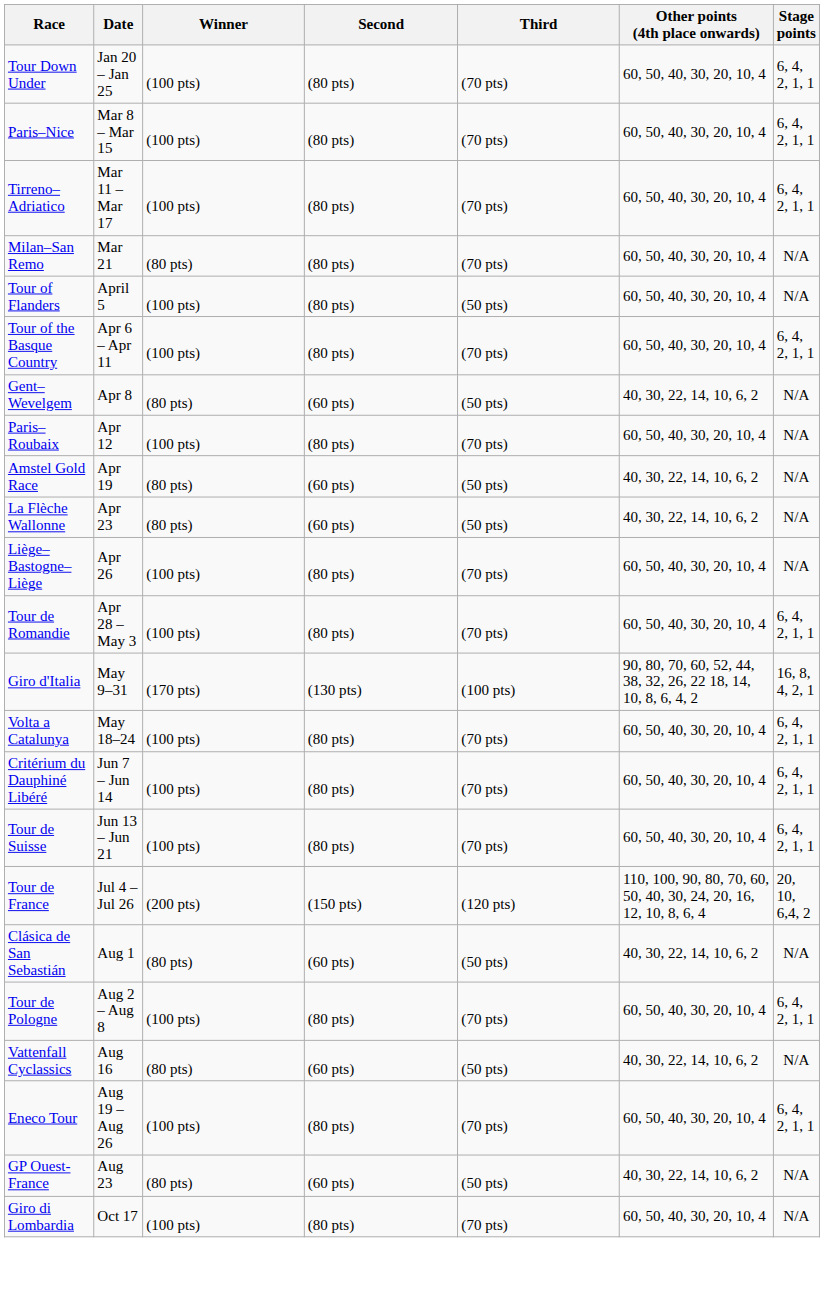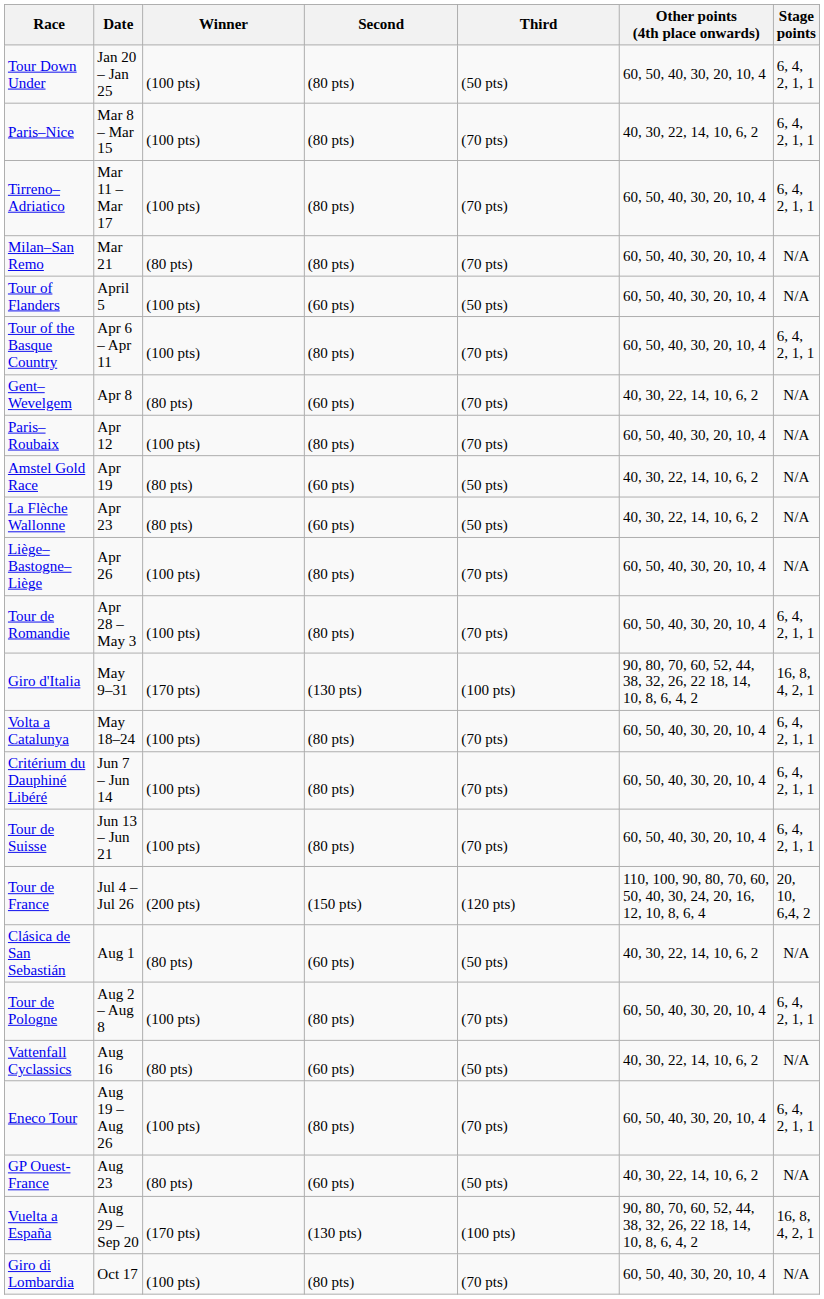(485, 82) (70 pts) -> (485, 82) (50 pts)
(694, 131) 60, 50, 40, 30, 20, 10, 4 -> (691, 131) 40, 30, 22, 14, 10, 6, 2
(331, 304) (80 pts) -> (331, 304) (60 pts)
(485, 403) (50 pts) -> (485, 403) (70 pts)
+ row: (33, 1224)
